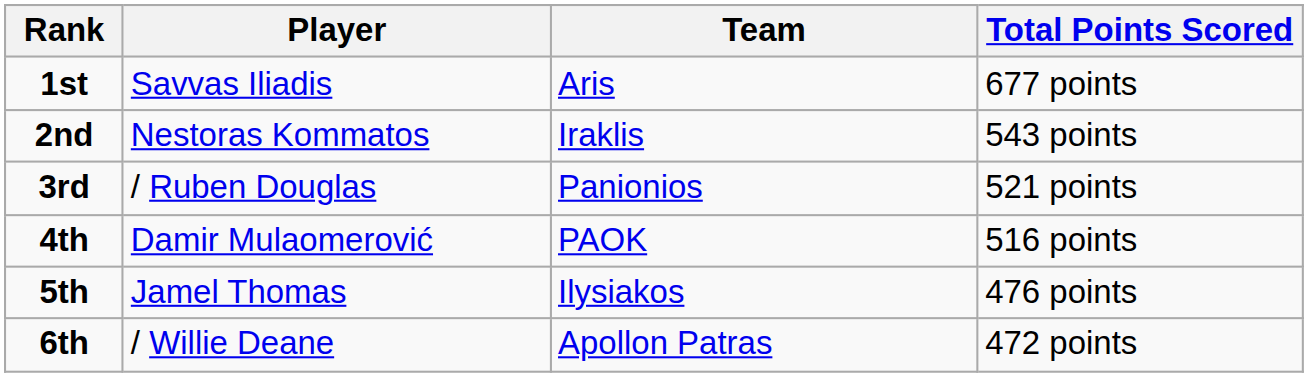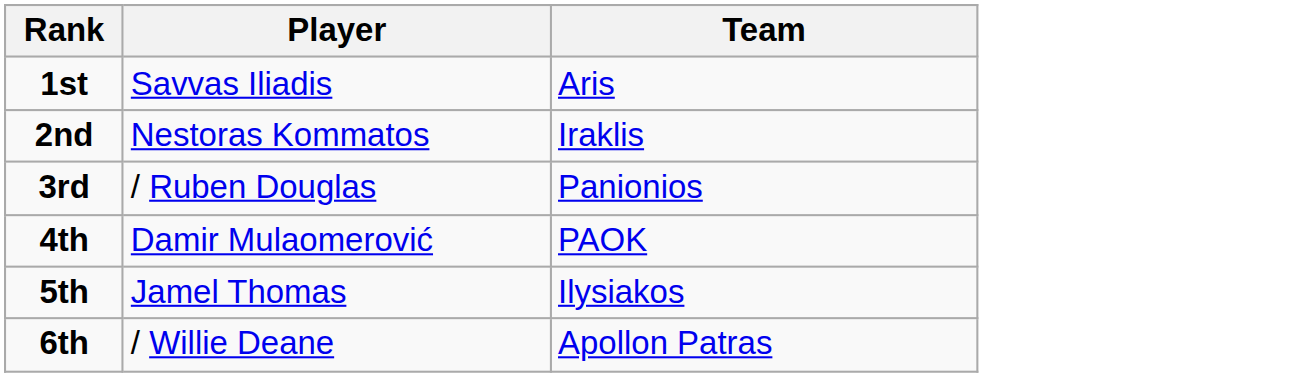- column: (1140, 30)
